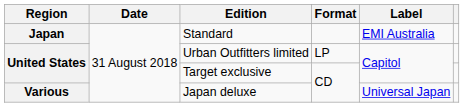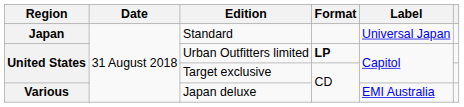(398, 33) EMI Australia -> (406, 33) Universal Japan
(322, 53) normal -> (322, 53) bold
(406, 92) Universal Japan -> (398, 92) EMI Australia
